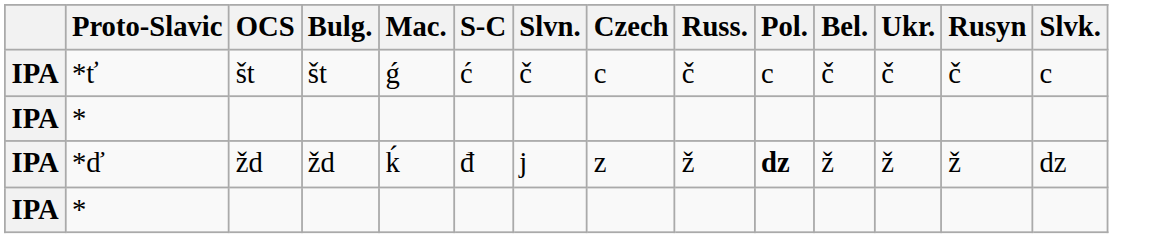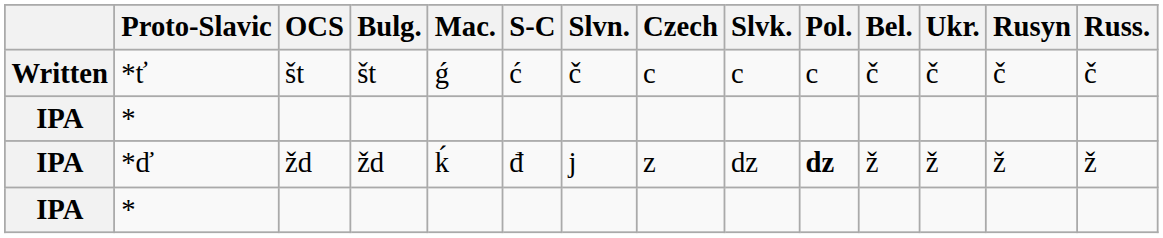columns swapped: (1070, 27) <-> (715, 27)
(35, 72) IPA -> (60, 72) Written
